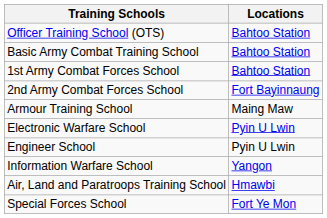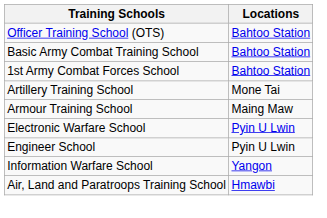- row: (95, 90)
+ row: (70, 90)
- row: (67, 204)
